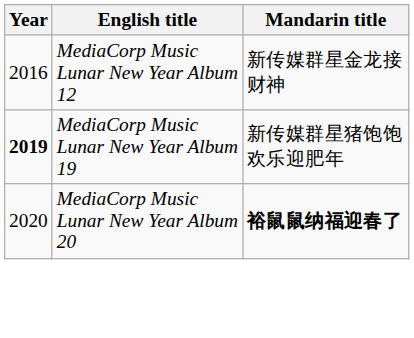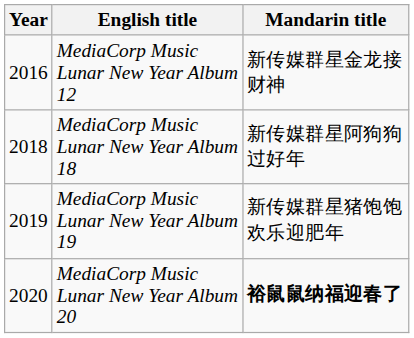+ row: (147, 146)
(28, 146) bold -> (28, 220) normal
